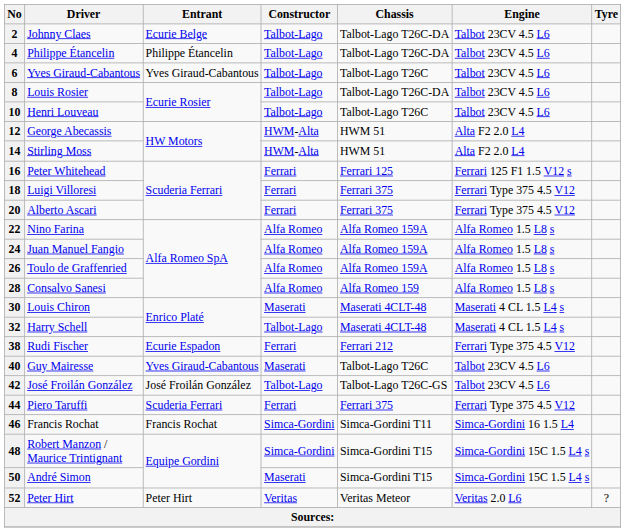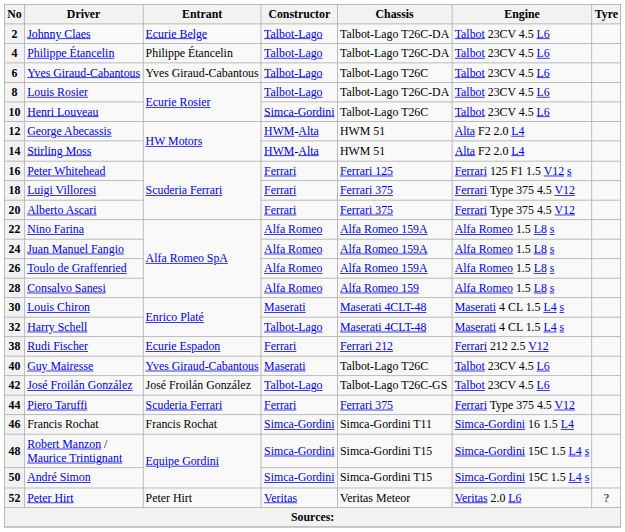(293, 112) Talbot-Lago -> (299, 112) Simca-Gordini
(515, 346) Ferrari Type 375 4.5 V12 -> (502, 346) Ferrari 212 2.5 V12
(285, 478) Maserati -> (299, 478) Simca-Gordini
